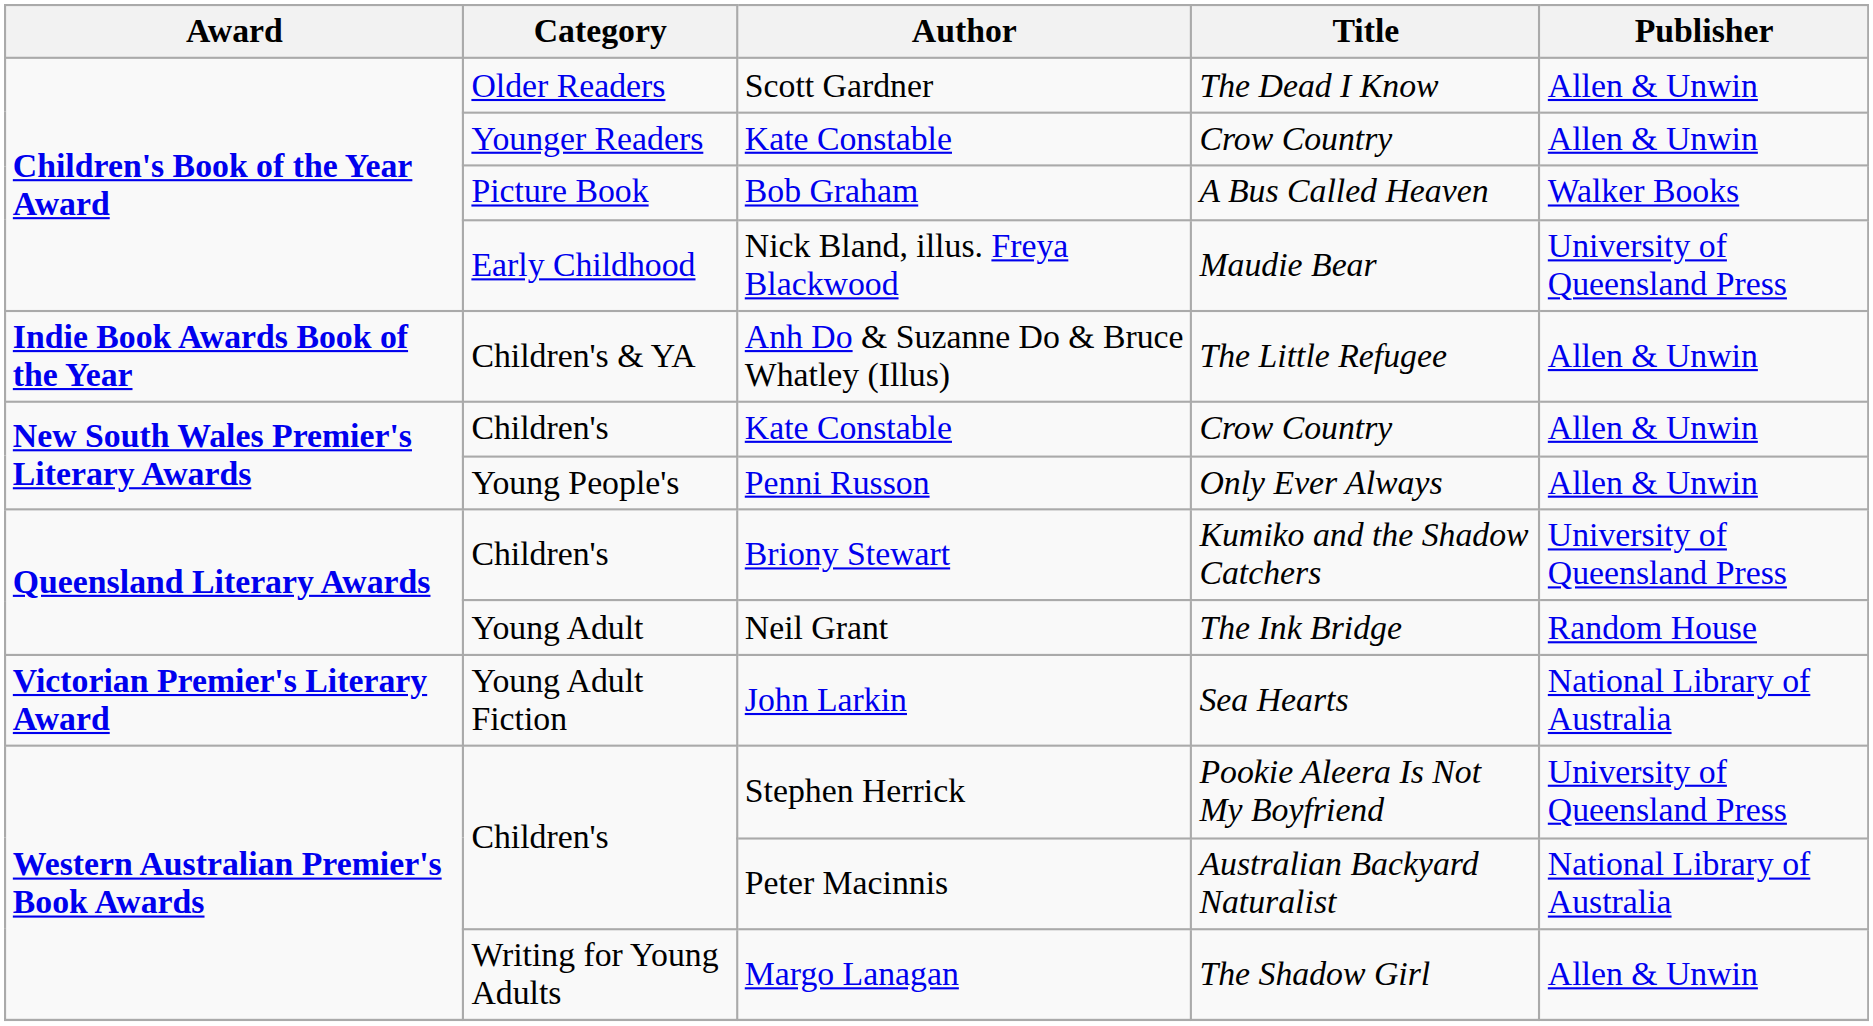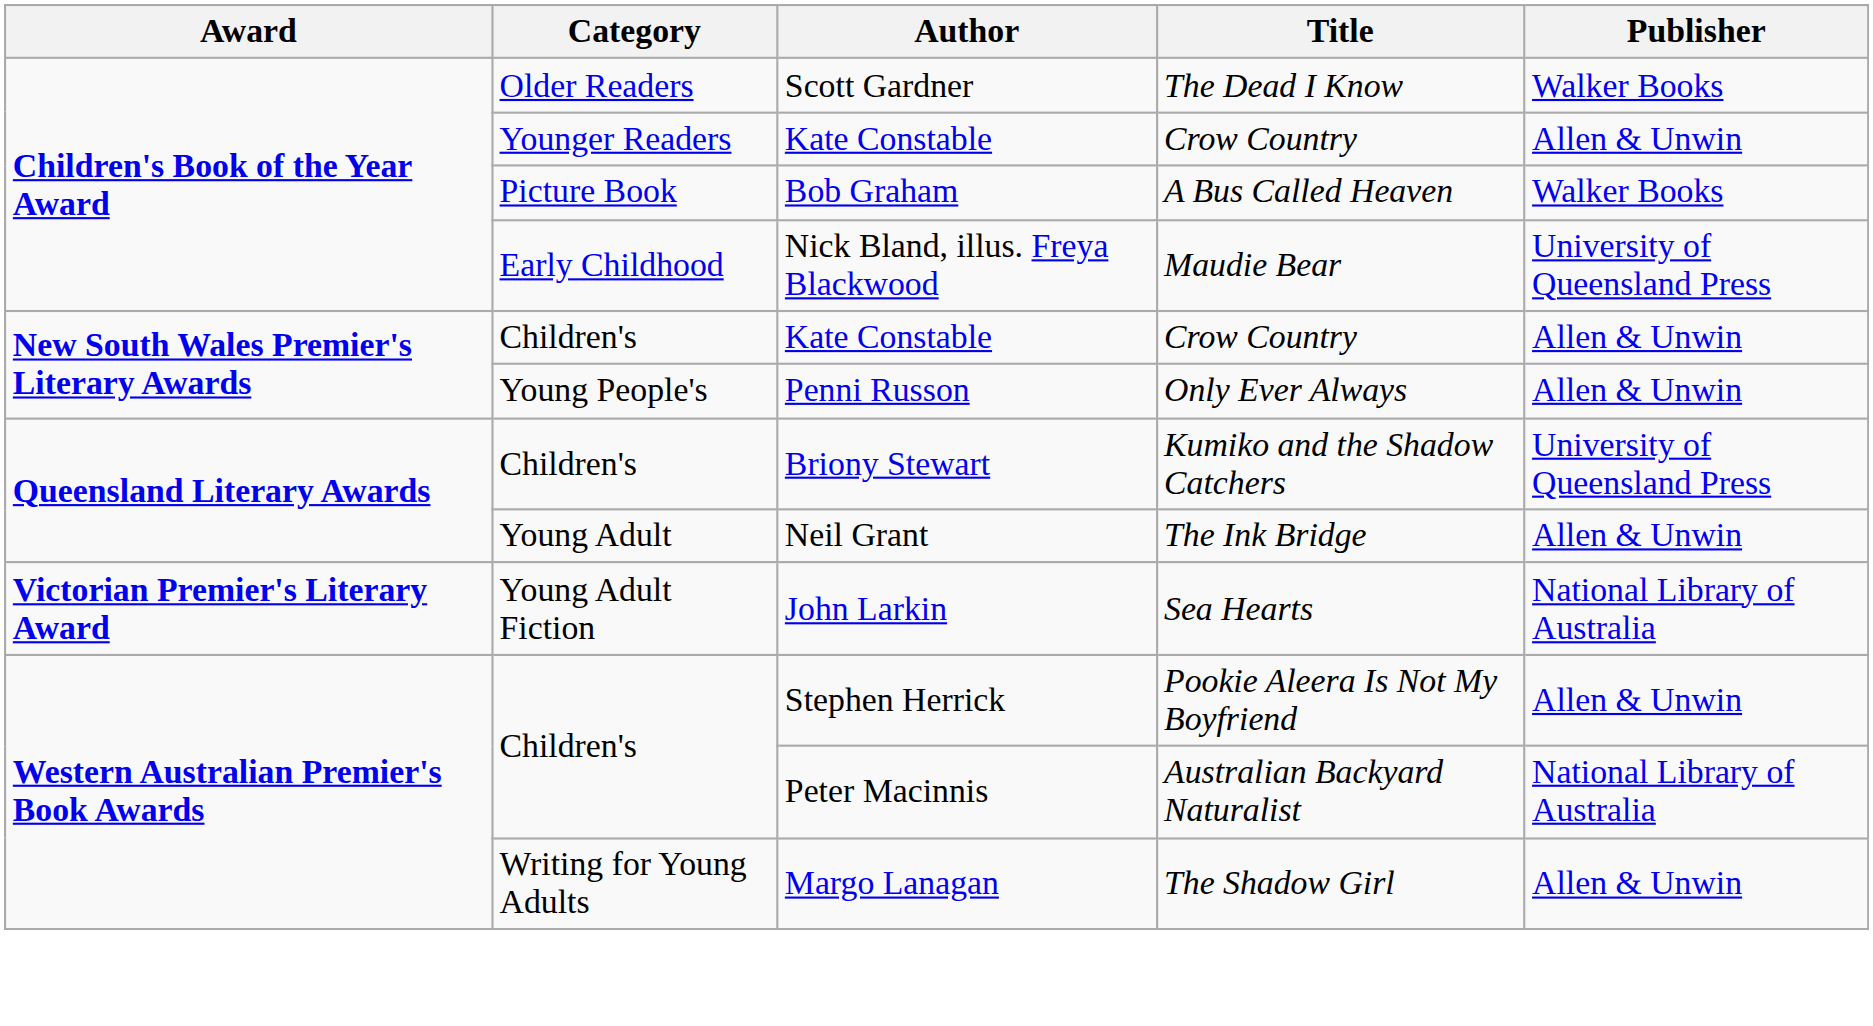(1653, 84) Allen & Unwin -> (1628, 84) Walker Books
- row: (584, 355)
(1652, 627) Random House -> (1637, 535) Allen & Unwin
(1667, 791) University of Queensland Press -> (1637, 699) Allen & Unwin
